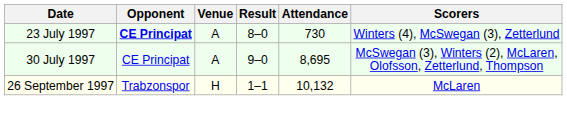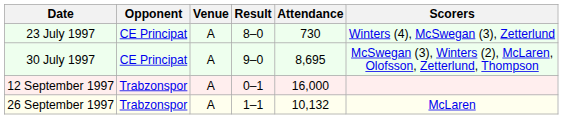(156, 33) bold -> (153, 33) normal
+ row: (61, 86)
(215, 86) H -> (211, 105) A
